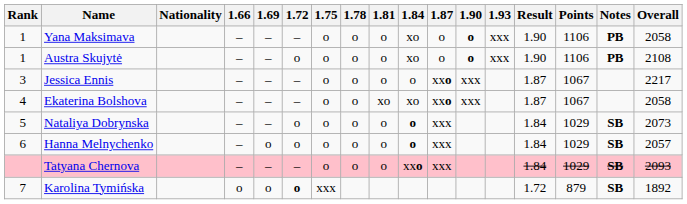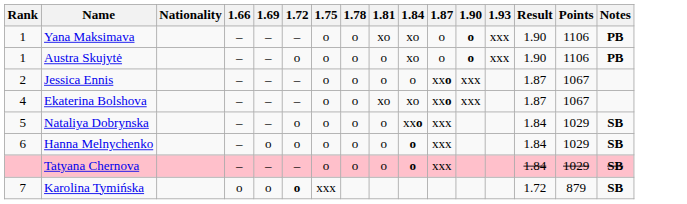- column: (658, 15)
(384, 37) o -> (384, 37) xo
(23, 80) 3 -> (23, 80) 2
(413, 123) o -> (413, 123) xxo
(413, 166) xxo -> (413, 166) o
